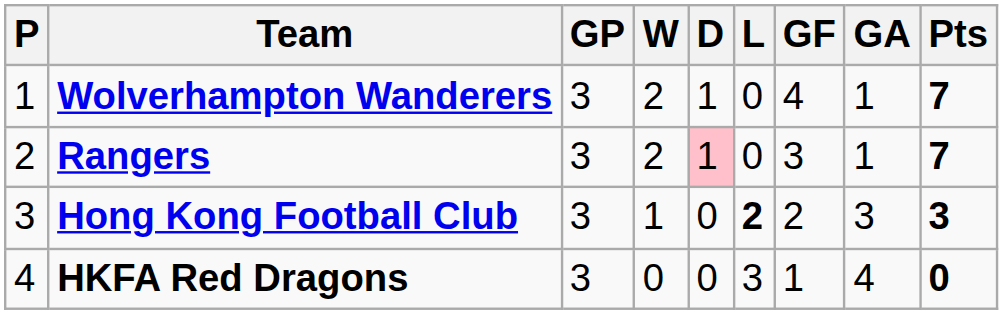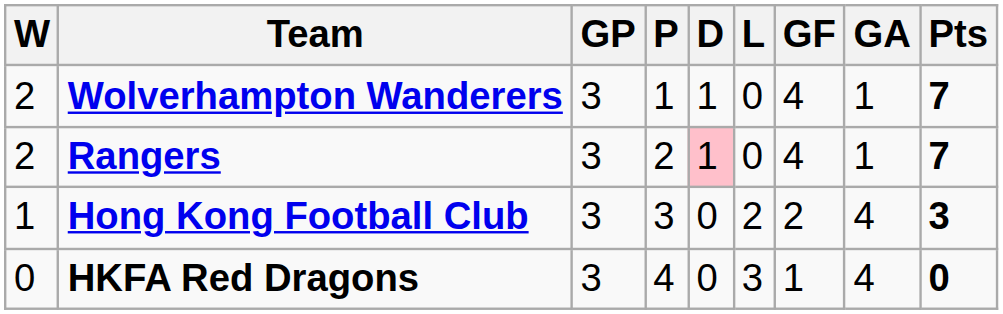columns swapped: (27, 34) <-> (661, 34)
(793, 156) 3 -> (793, 156) 4
(752, 216) bold -> (752, 216) normal
(864, 216) 3 -> (864, 216) 4
